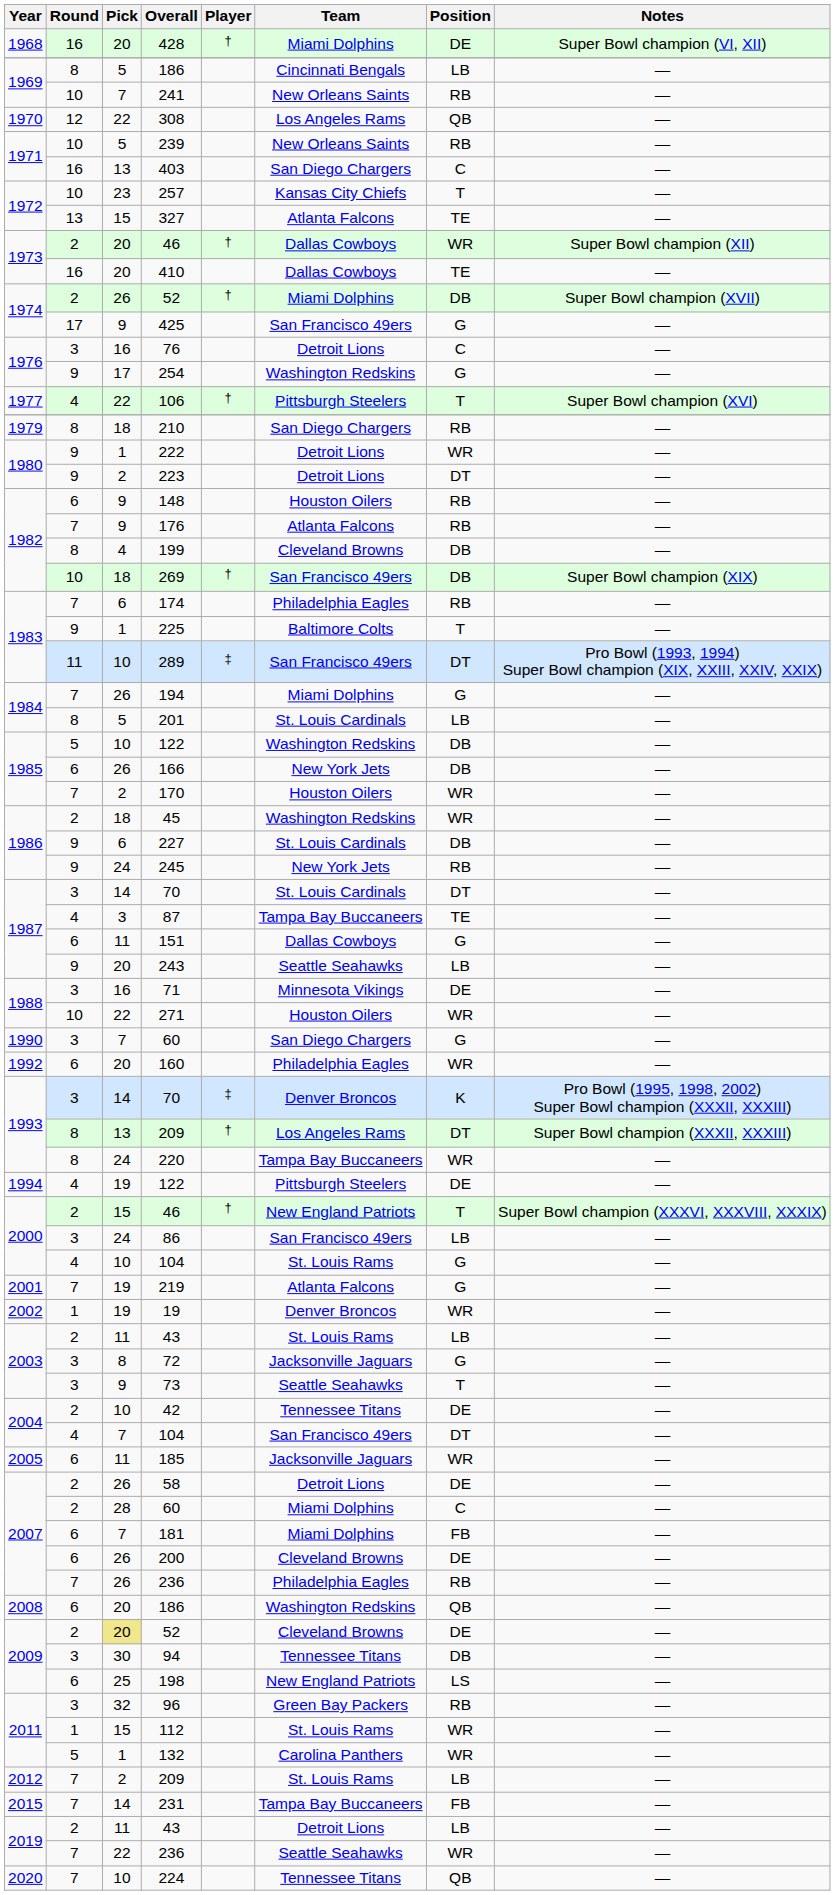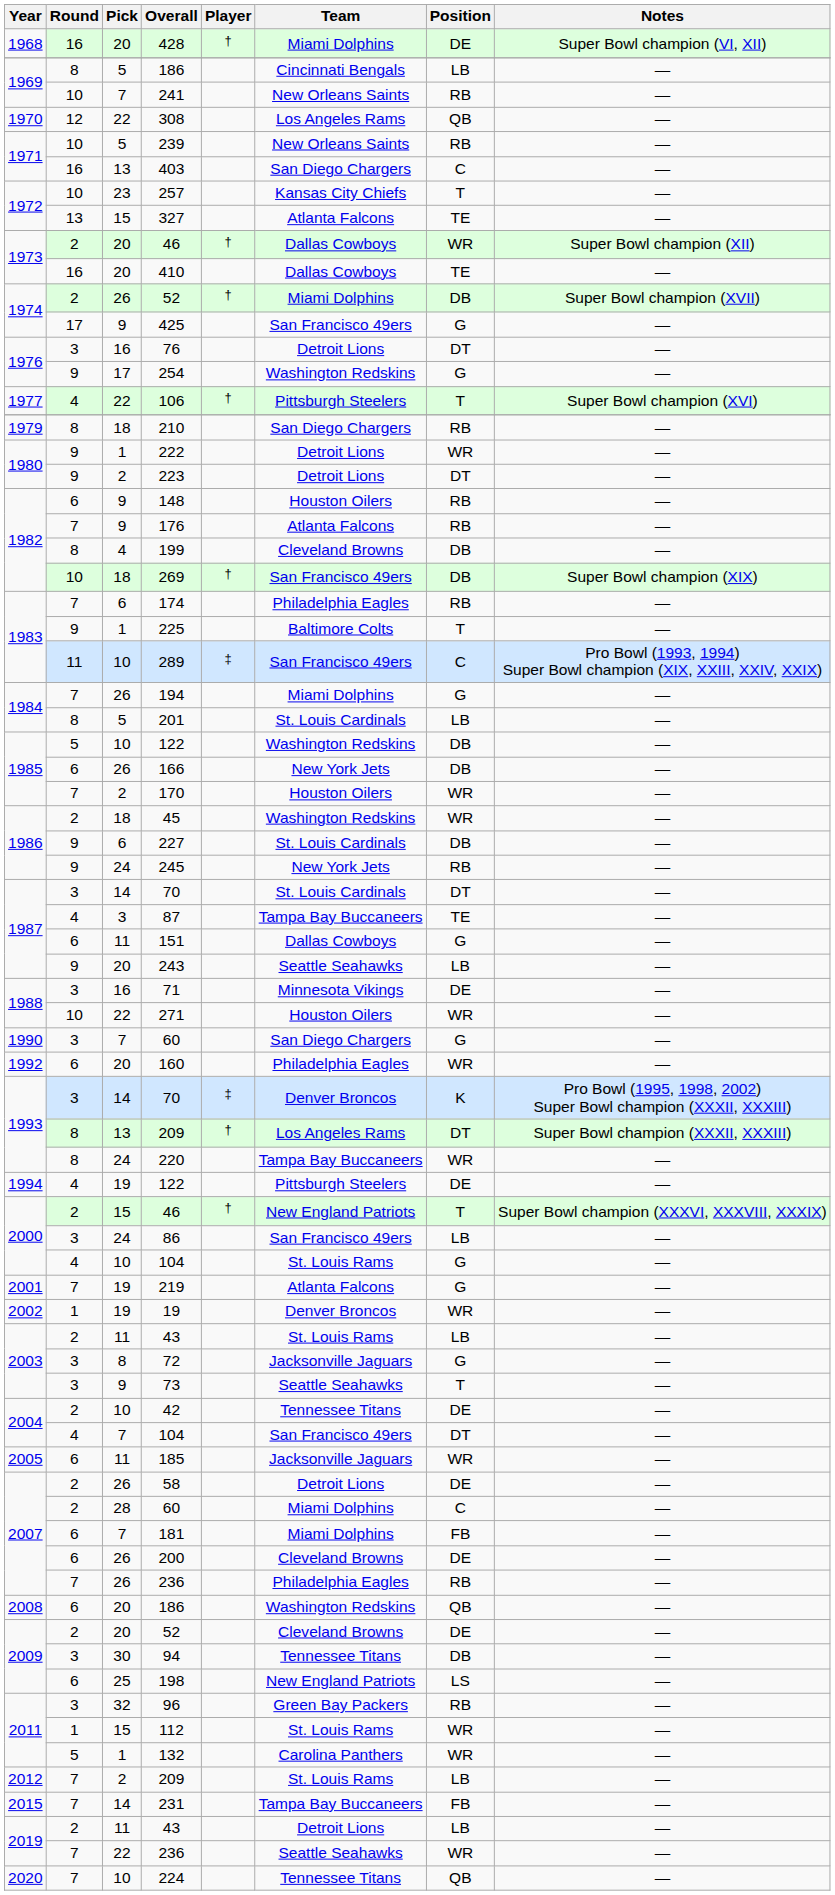(460, 349) C -> (460, 349) DT
(460, 661) DT -> (460, 661) C
(122, 1631) khaki background -> (122, 1631) no background
